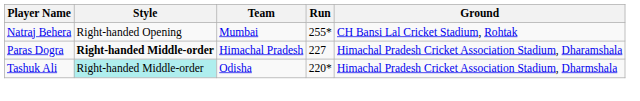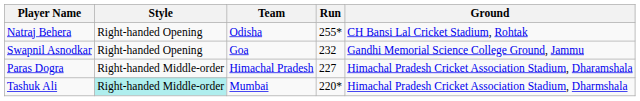(239, 31) Mumbai -> (246, 31) Odisha
+ row: (49, 50)
(145, 50) bold -> (161, 68) normal
(236, 68) Odisha -> (249, 86) Mumbai
